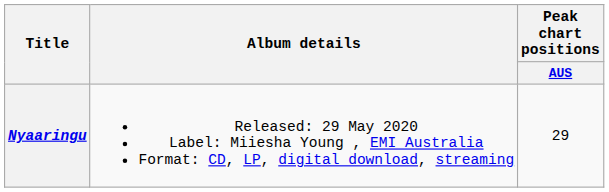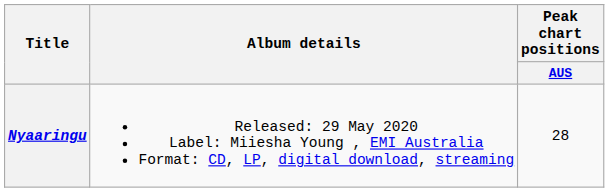(560, 136) 29 -> (560, 136) 28
